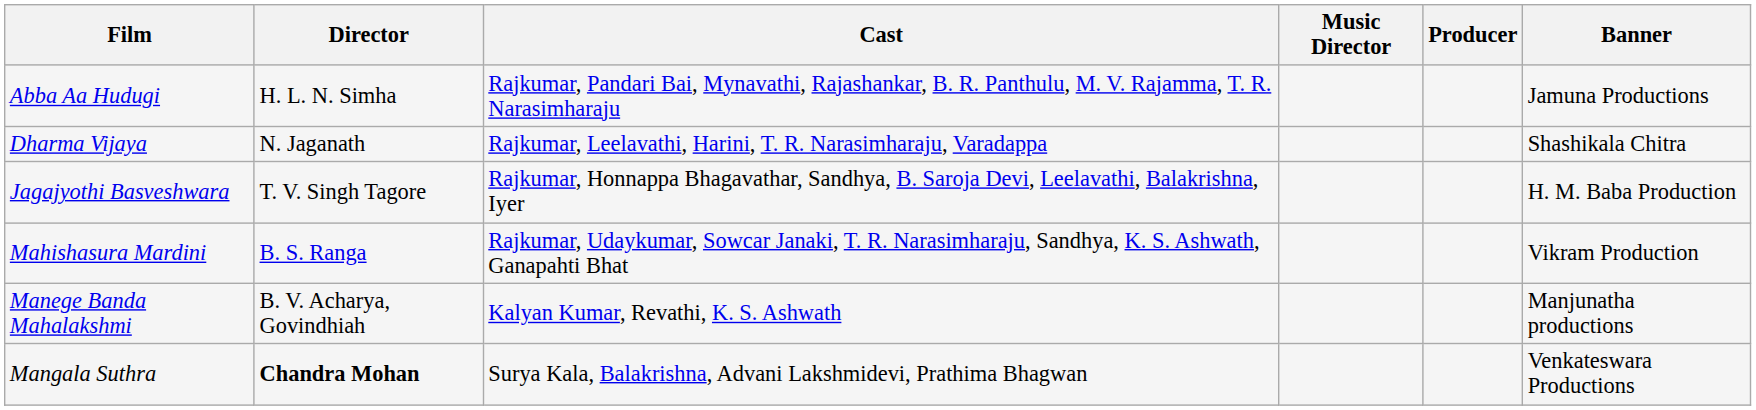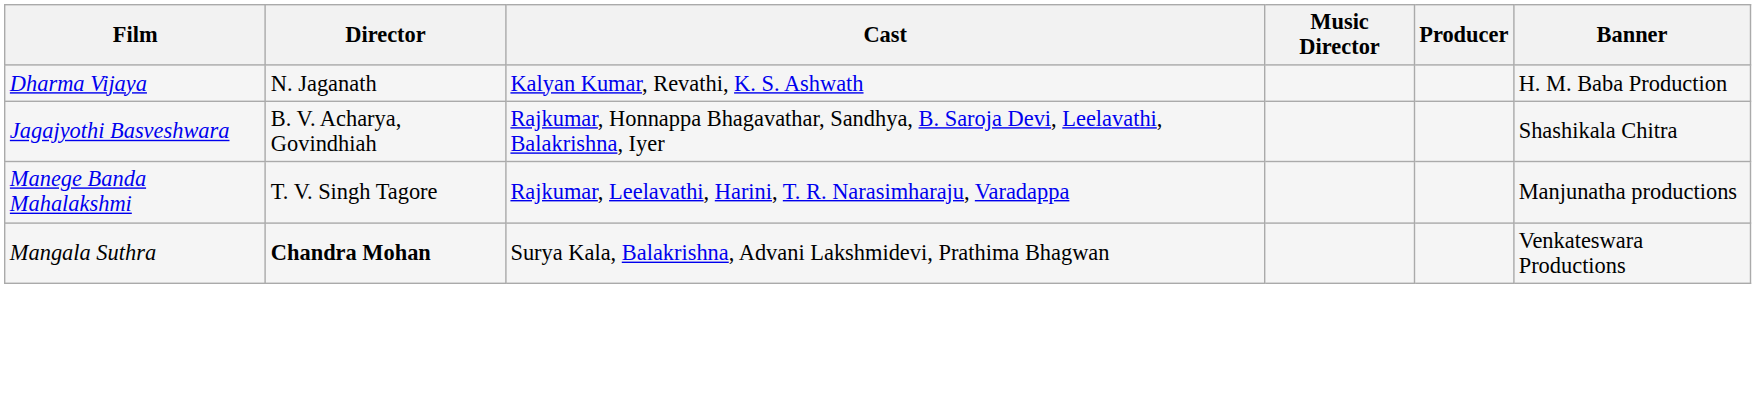- row: (85, 95)
(768, 143) Rajkumar, Leelavathi, Harini, T. R. Narasimharaju, Varadappa -> (687, 82) Kalyan Kumar, Revathi, K. S. Ashwath
(1607, 143) Shashikala Chitra -> (1623, 82) H. M. Baba Production
(343, 191) T. V. Singh Tagore -> (336, 131) B. V. Acharya, Govindhiah
(1632, 191) H. M. Baba Production -> (1598, 131) Shashikala Chitra
- row: (108, 252)
(325, 313) B. V. Acharya, Govindhiah -> (354, 191) T. V. Singh Tagore
(665, 313) Kalyan Kumar, Revathi, K. S. Ashwath -> (790, 191) Rajkumar, Leelavathi, Harini, T. R. Narasimharaju, Varadappa
